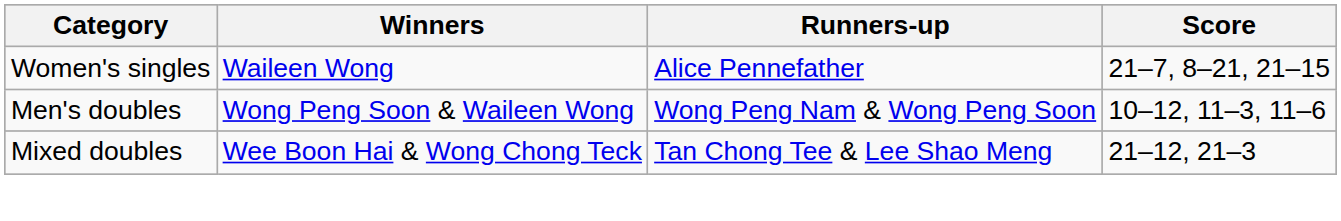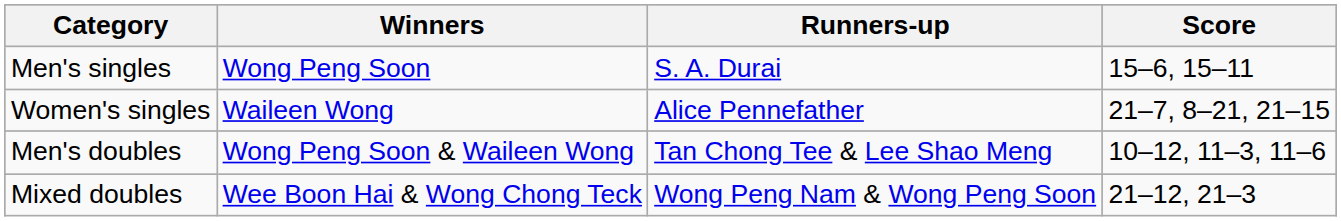+ row: (91, 67)
(875, 109) Wong Peng Nam & Wong Peng Soon -> (853, 151) Tan Chong Tee & Lee Shao Meng
(853, 151) Tan Chong Tee & Lee Shao Meng -> (875, 194) Wong Peng Nam & Wong Peng Soon
